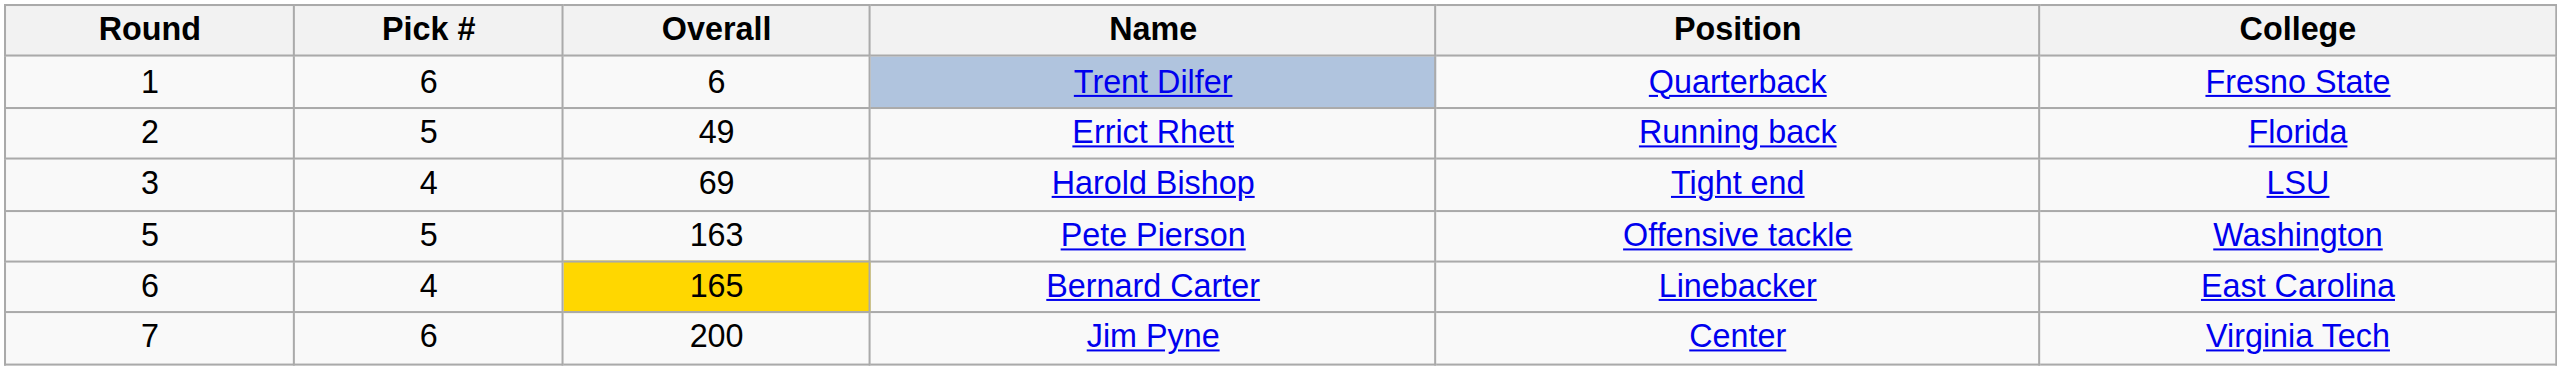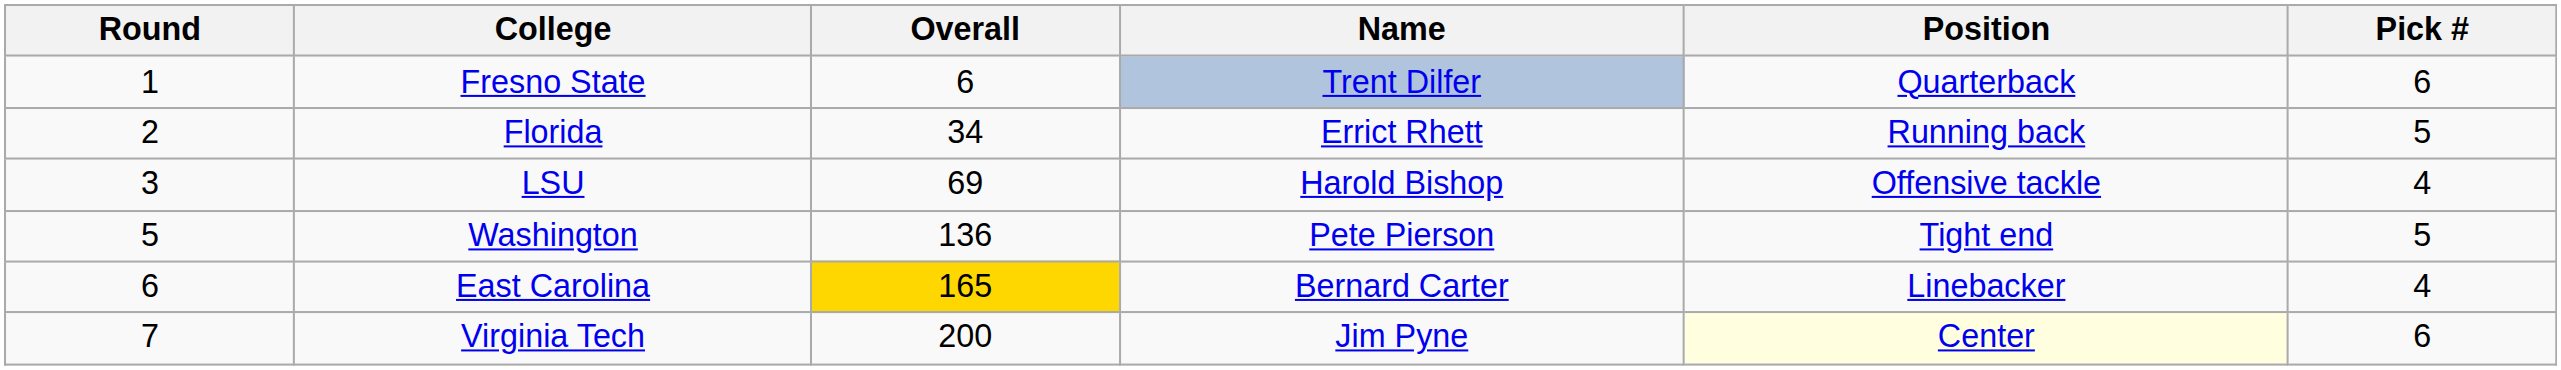columns swapped: (429, 30) <-> (2298, 30)
(717, 132) 49 -> (965, 132) 34
(1738, 183) Tight end -> (1986, 183) Offensive tackle
(717, 235) 163 -> (965, 235) 136
(1738, 235) Offensive tackle -> (1986, 235) Tight end
(1738, 337) no background -> (1986, 337) lightyellow background
